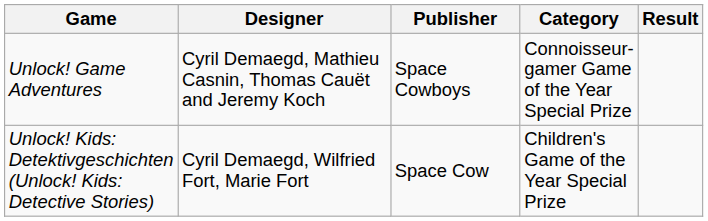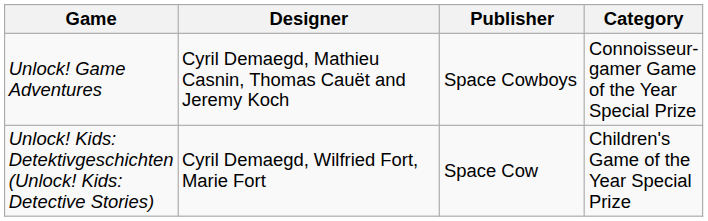- column: (670, 19)
